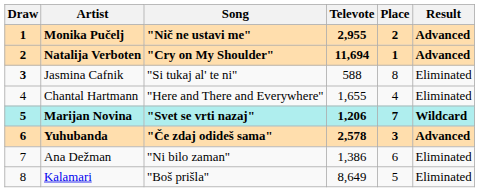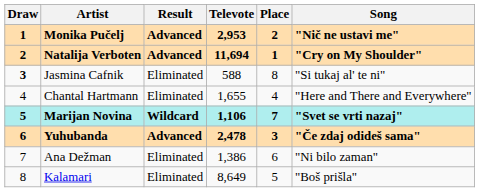columns swapped: (235, 14) <-> (444, 14)
(352, 34) 2,955 -> (232, 34) 2,953
(352, 116) 1,206 -> (232, 116) 1,106
(352, 136) 2,578 -> (232, 136) 2,478
